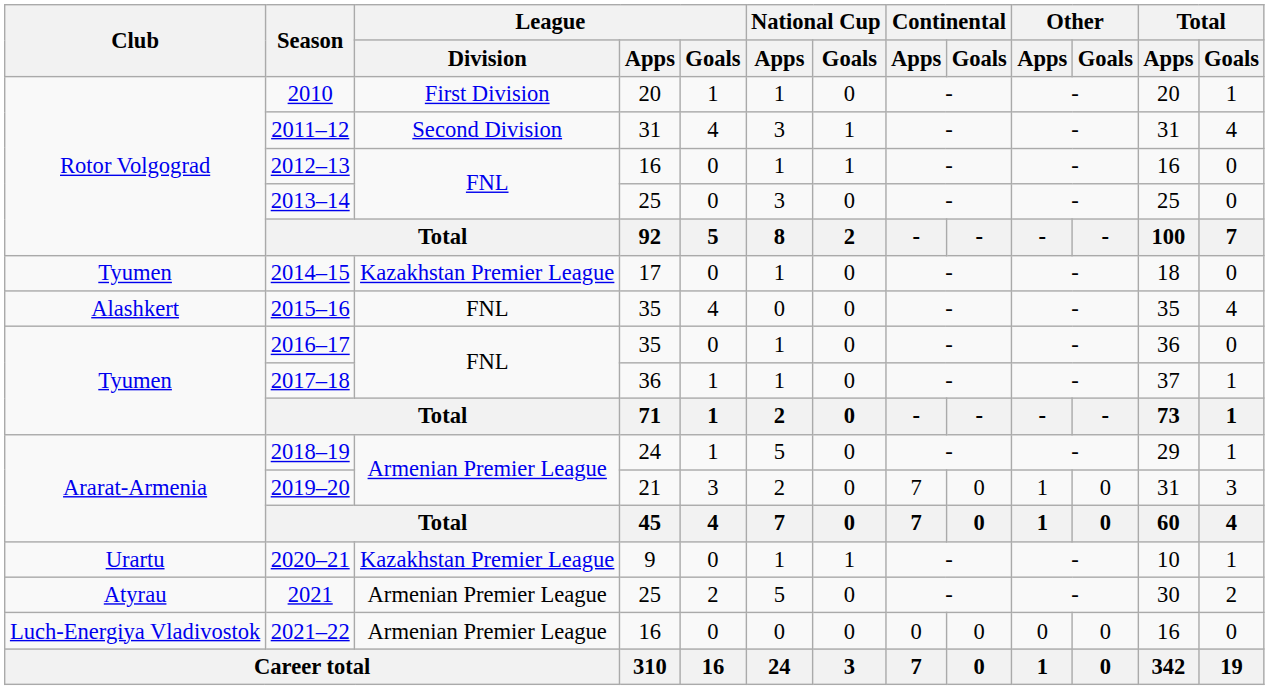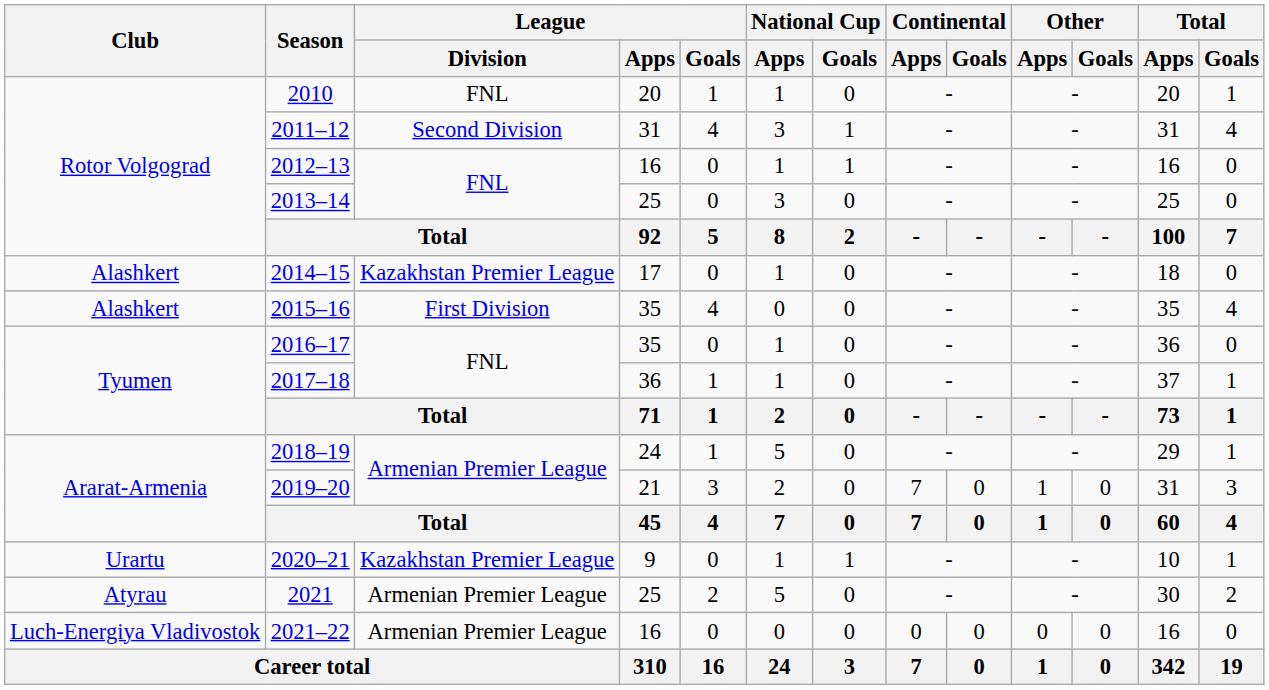(487, 93) First Division -> (487, 93) FNL
(135, 272) Tyumen -> (135, 272) Alashkert
(487, 308) FNL -> (487, 308) First Division
